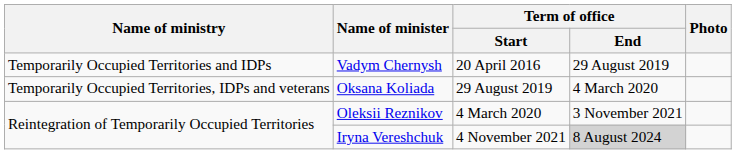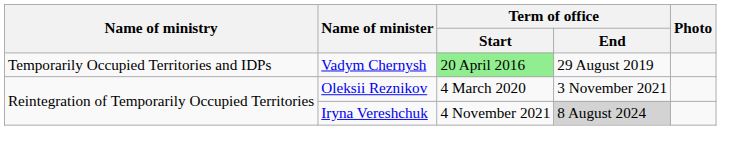(498, 64) no background -> (483, 64) lightgreen background
- row: (385, 88)
